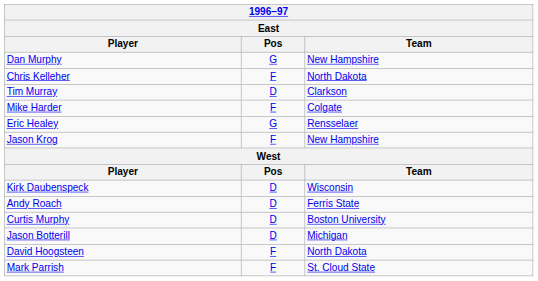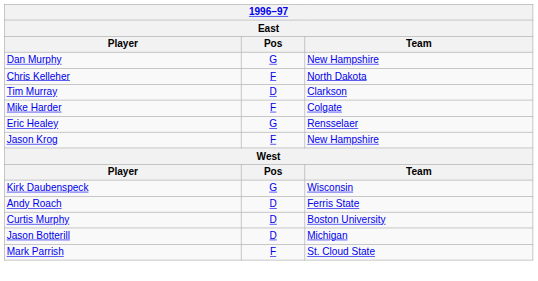(273, 188) D -> (273, 188) G
- row: (45, 252)
